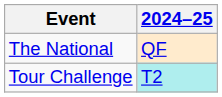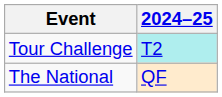rows swapped: (71, 77) <-> (61, 48)
